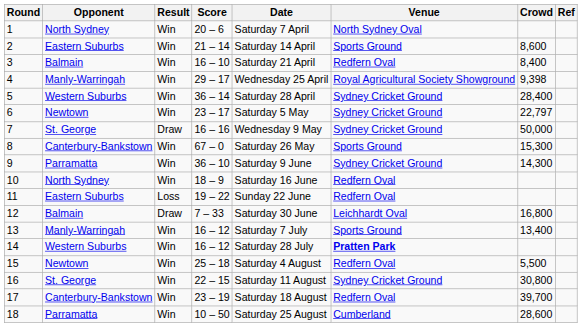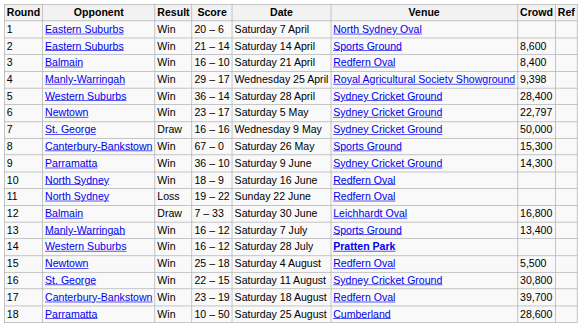(77, 29) North Sydney -> (84, 29) Eastern Suburbs
(84, 197) Eastern Suburbs -> (77, 197) North Sydney
